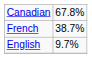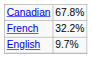(70, 29) 38.7% -> (70, 29) 32.2%
